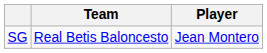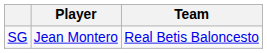columns swapped: (217, 15) <-> (101, 15)
